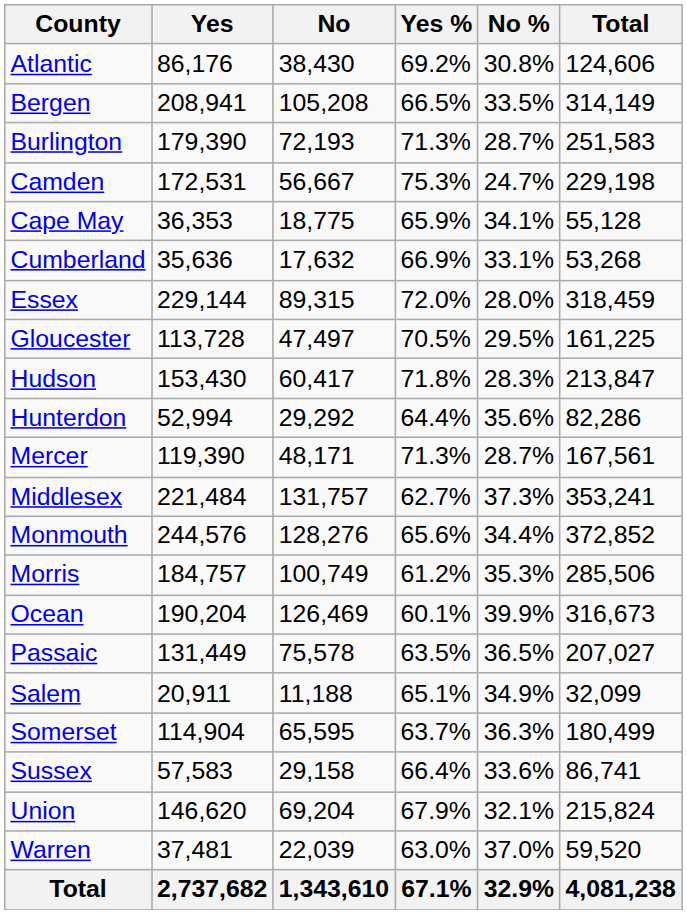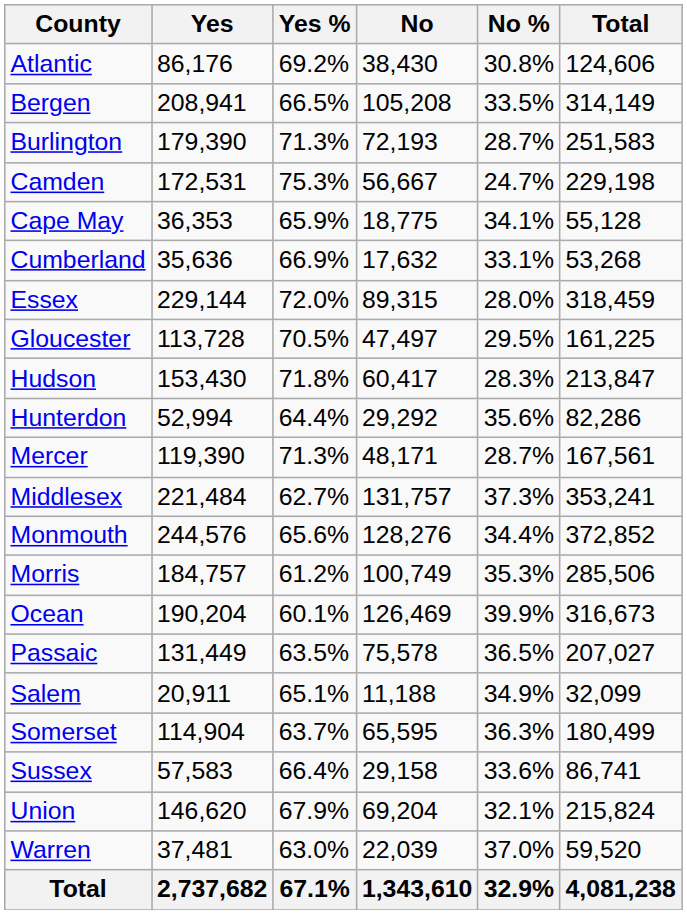columns swapped: (436, 24) <-> (334, 24)
